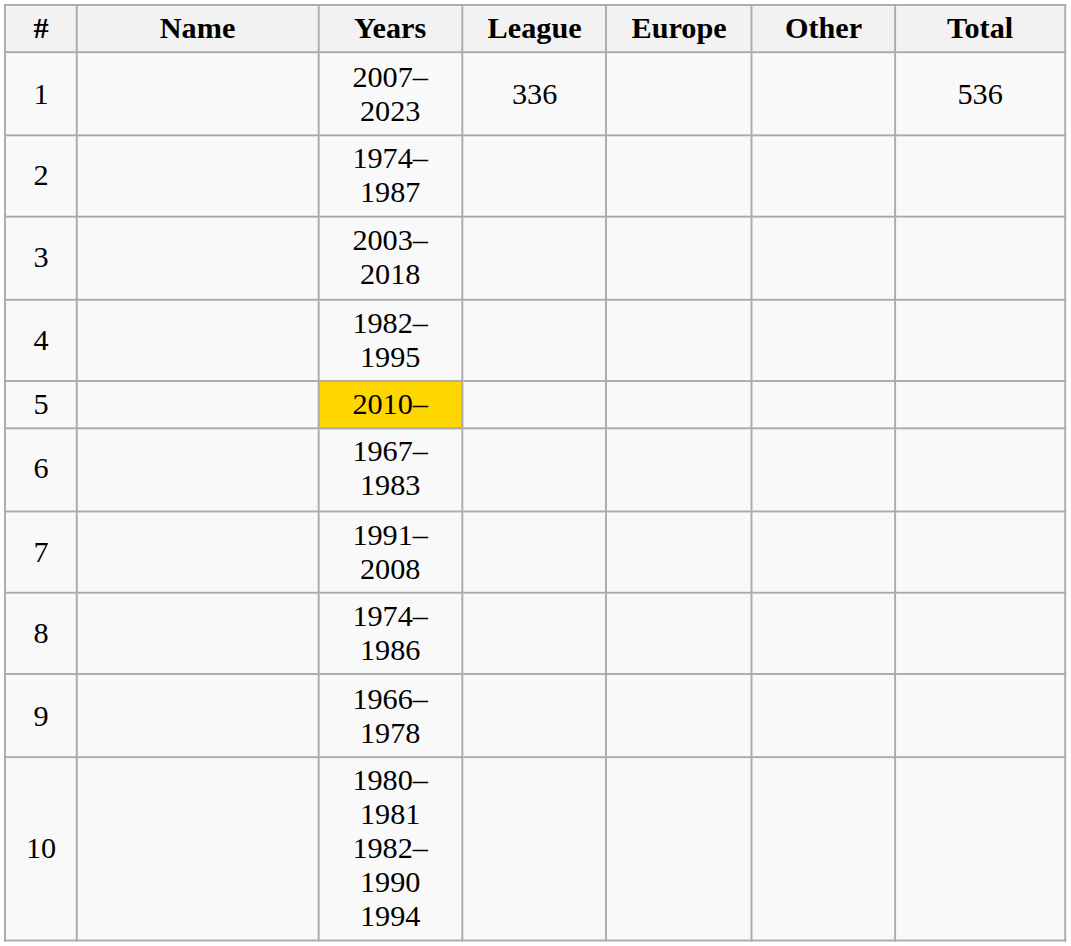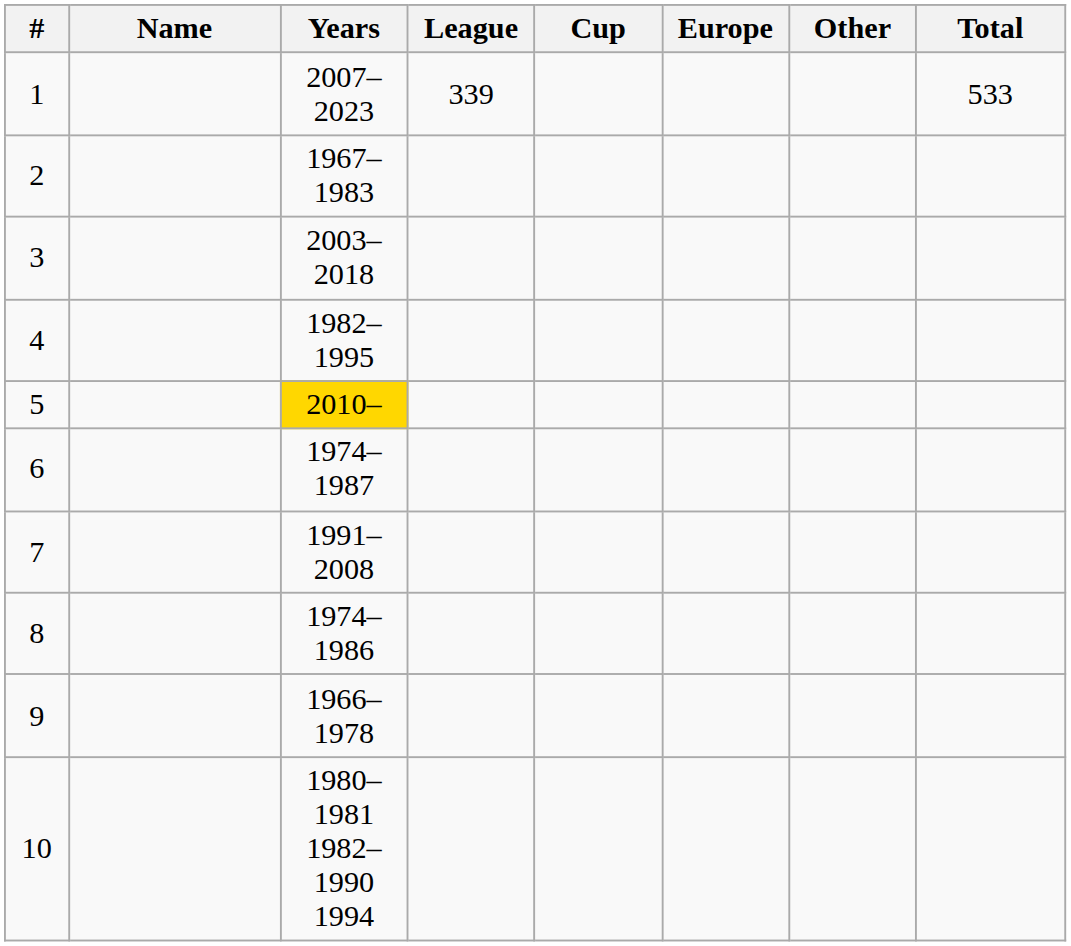+ column: (598, 28)
(535, 93) 336 -> (471, 93) 339
(980, 93) 536 -> (990, 93) 533
(390, 175) 1974–1987 -> (344, 175) 1967–1983
(390, 469) 1967–1983 -> (344, 469) 1974–1987
